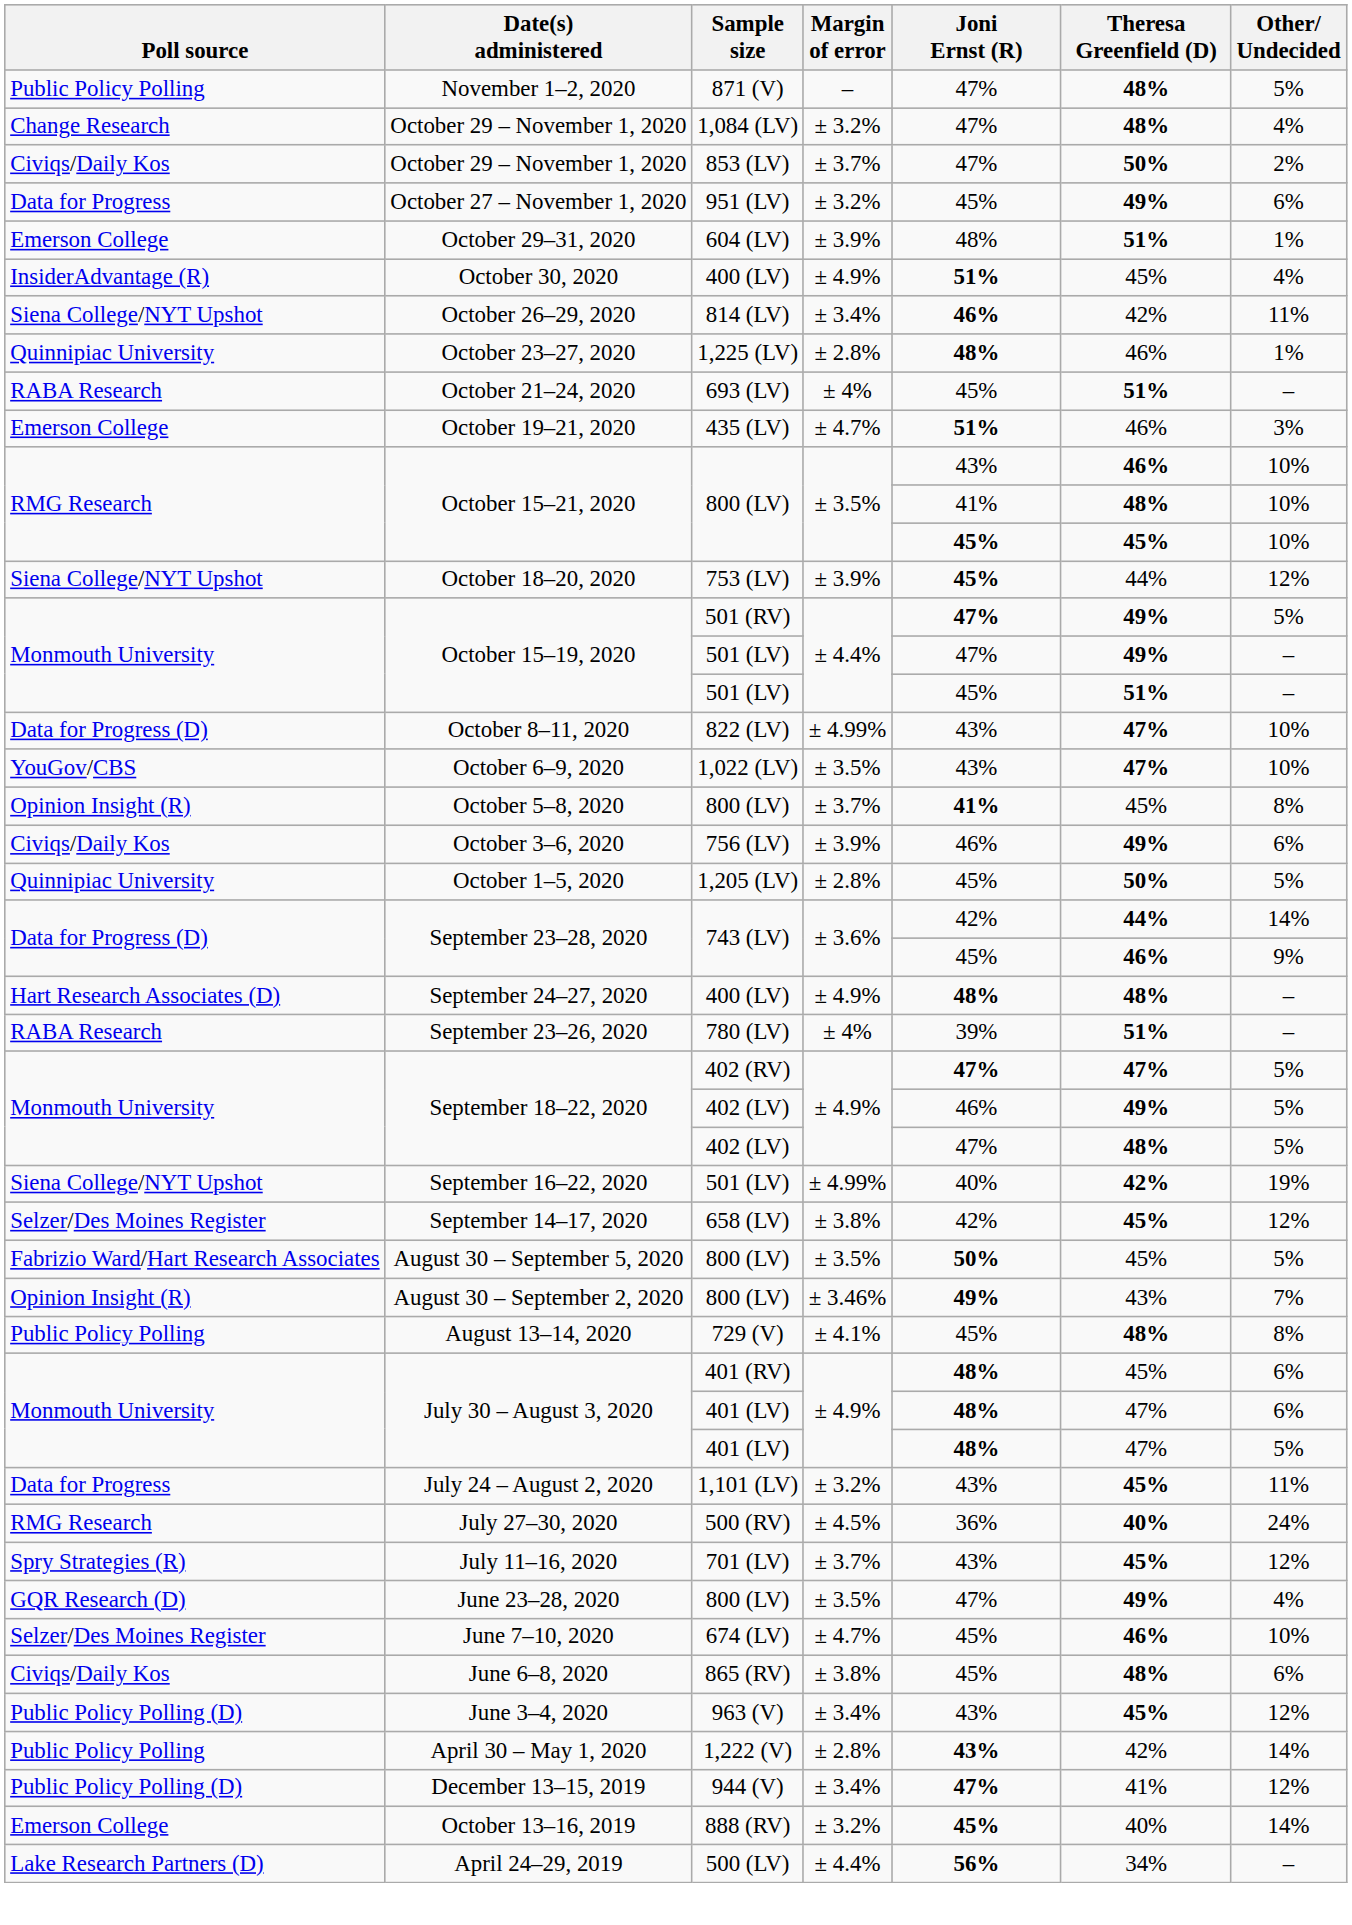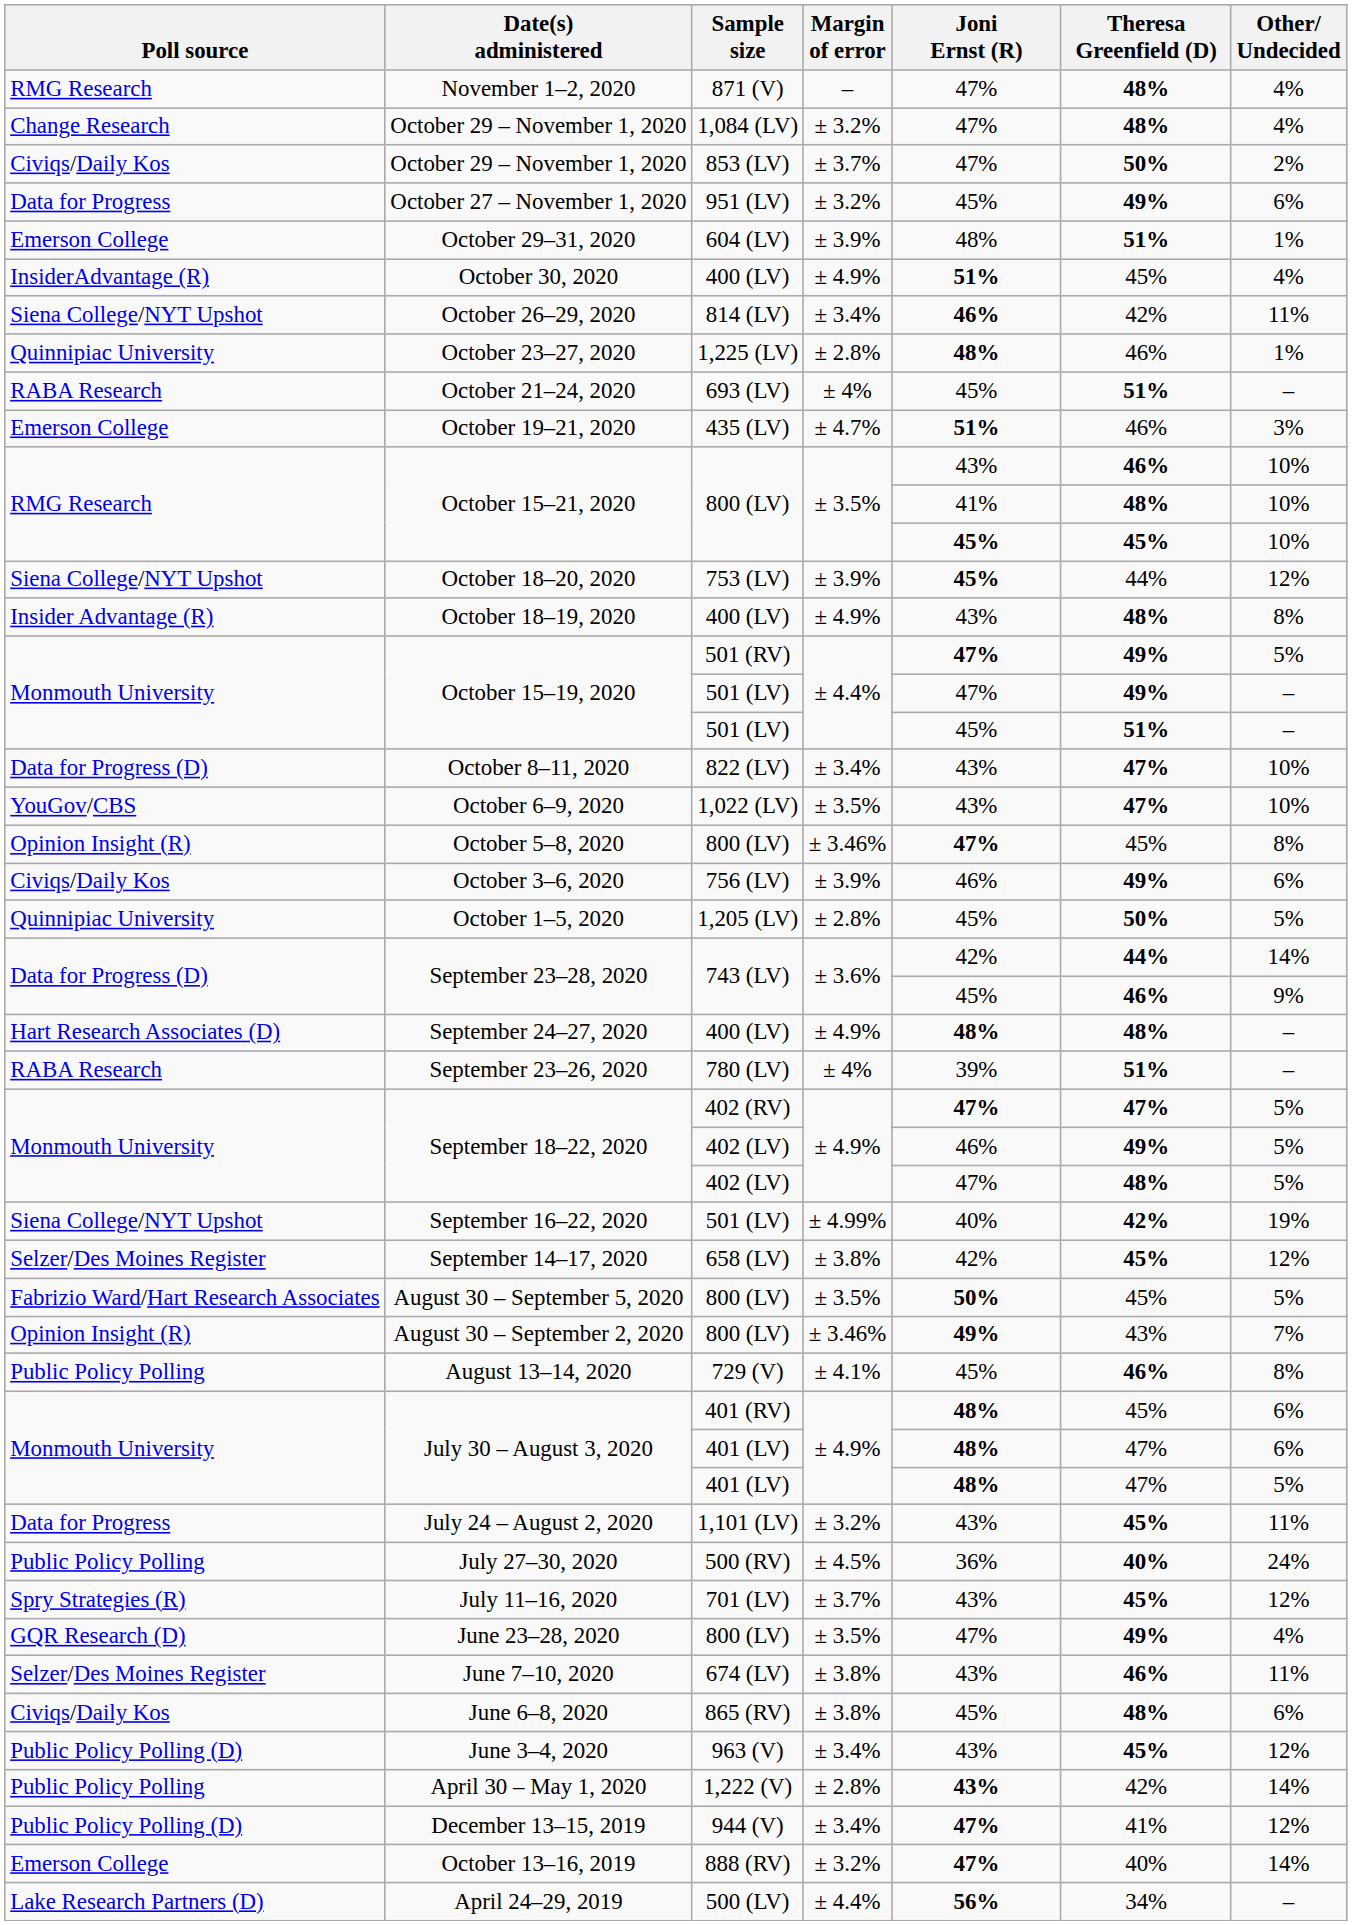(107, 88) Public Policy Polling -> (81, 88) RMG Research
(1289, 88) 5% -> (1289, 88) 4%
+ row: (538, 617)
(848, 730) ± 4.99% -> (848, 768) ± 3.4%
(848, 806) ± 3.7% -> (848, 843) ± 3.46%
(976, 806) 41% -> (976, 843) 47%
(1146, 1334) 48% -> (1146, 1372) 46%
(81, 1523) RMG Research -> (107, 1561) Public Policy Polling
(848, 1636) ± 4.7% -> (848, 1674) ± 3.8%
(976, 1636) 45% -> (976, 1674) 43%
(1289, 1636) 10% -> (1289, 1674) 11%
(976, 1825) 45% -> (976, 1863) 47%
